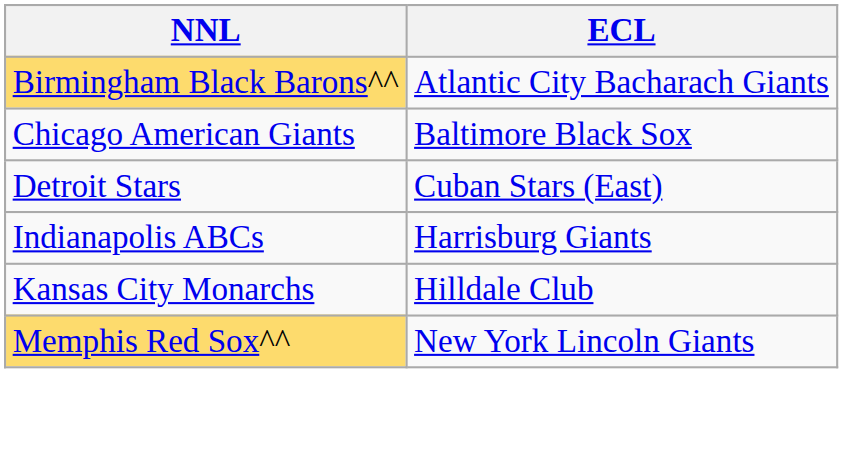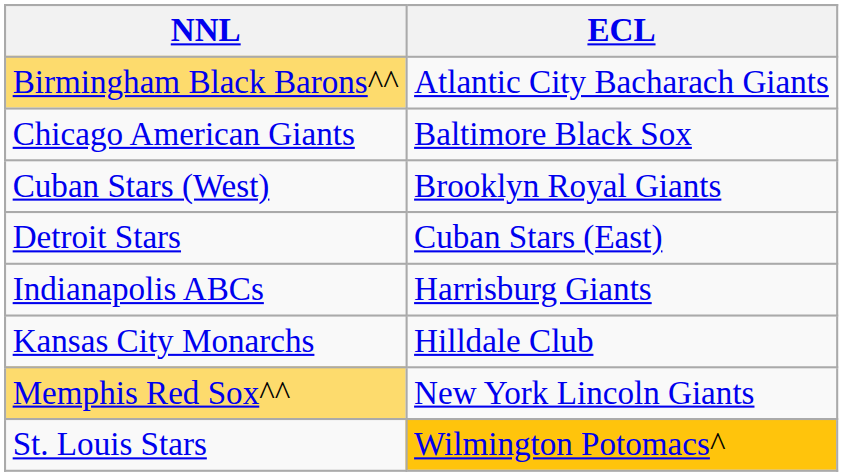+ row: (141, 185)
+ row: (110, 444)
